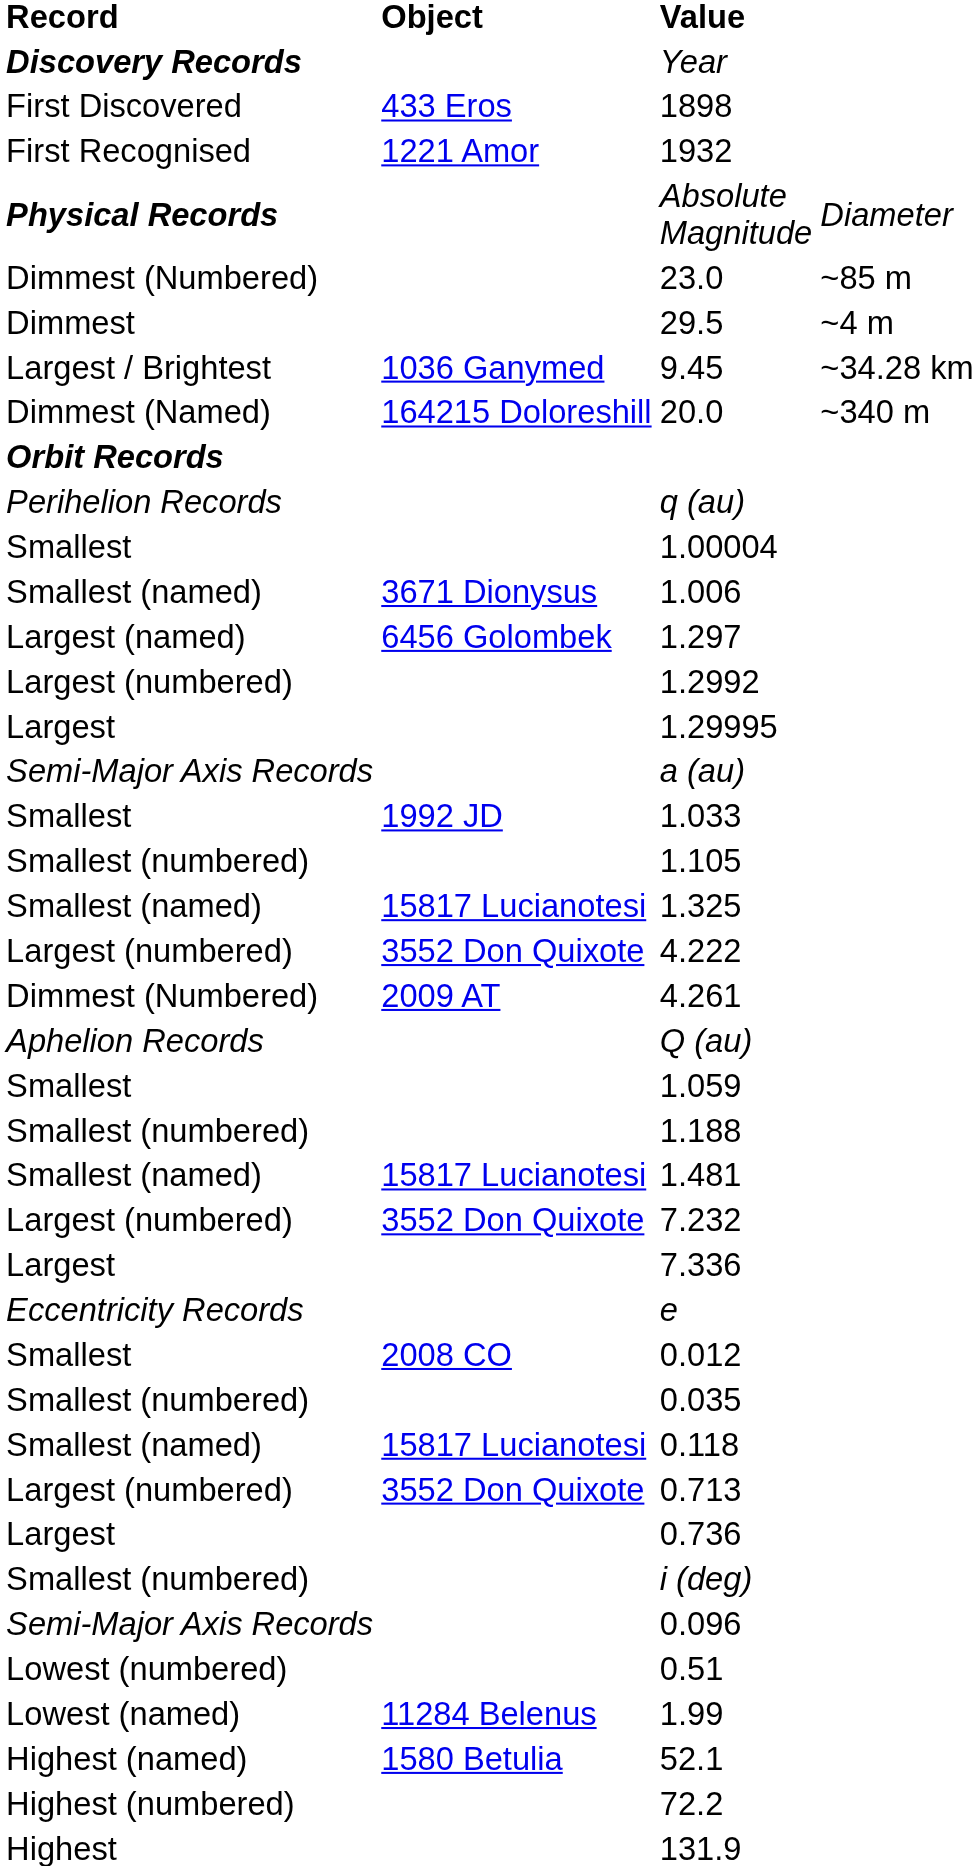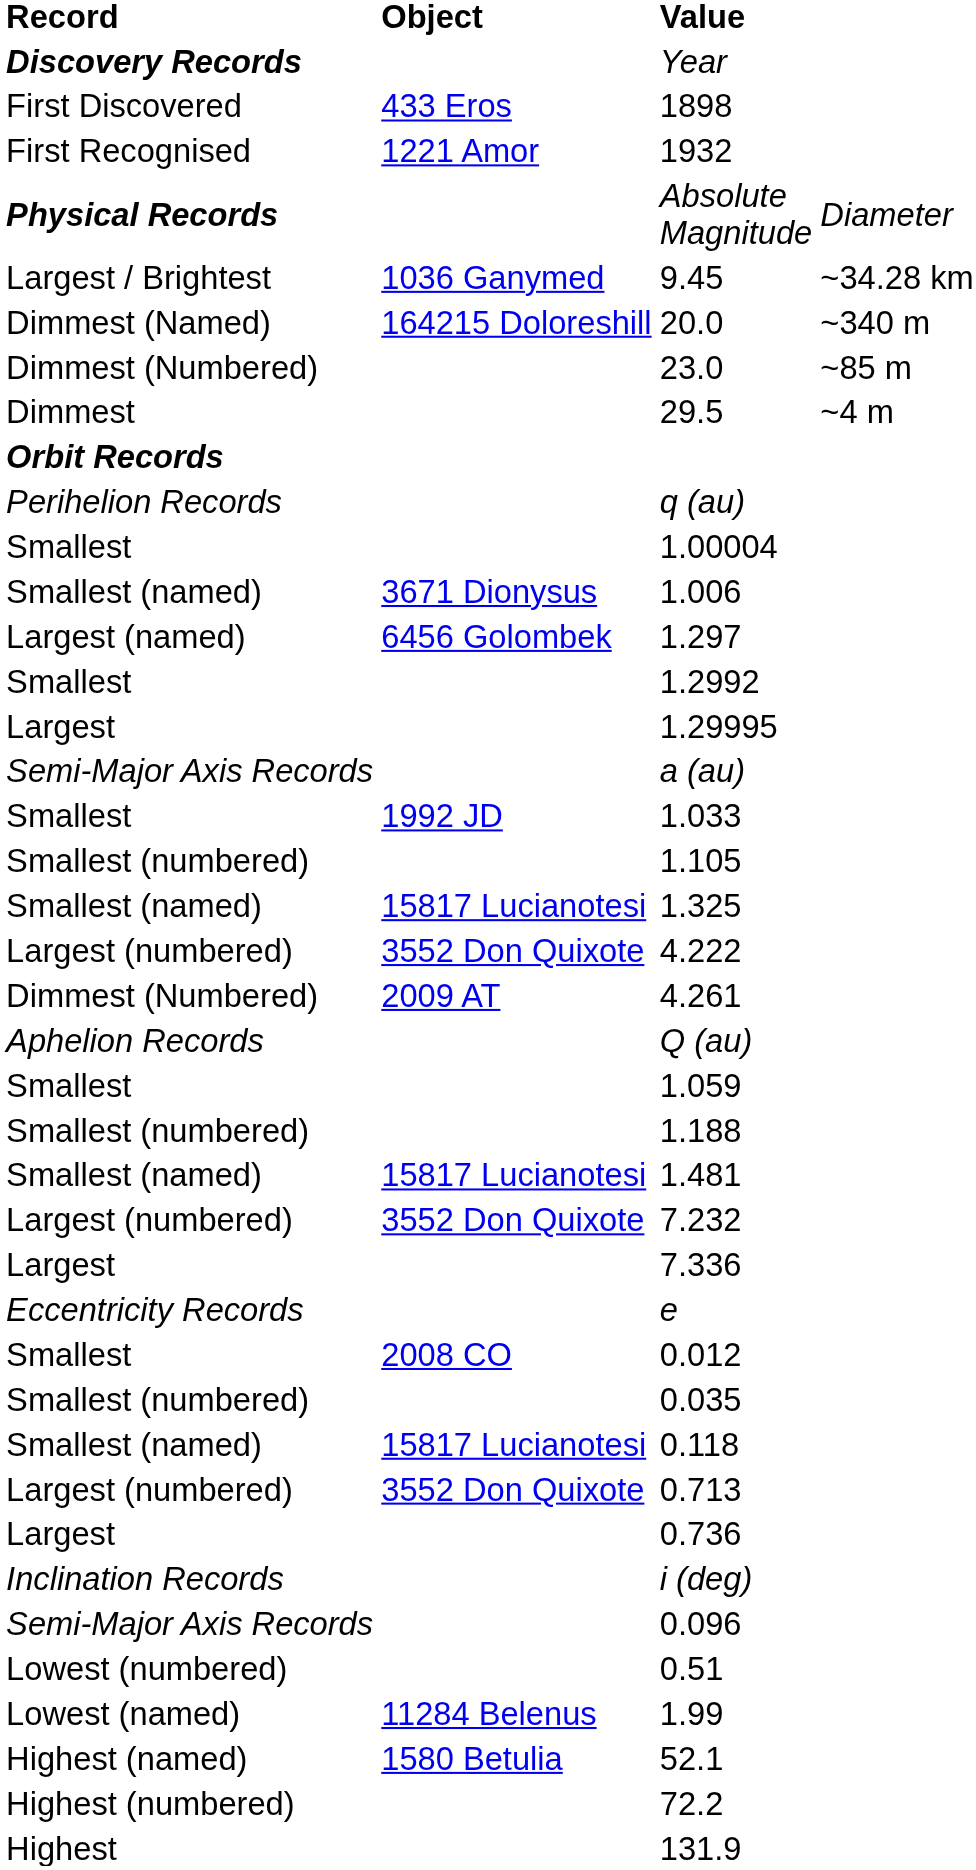rows swapped: (692, 367) <-> (692, 278)
rows swapped: (692, 412) <-> (692, 322)
(149, 681) Largest (numbered) -> (69, 681) Smallest
(158, 1579) Smallest (numbered) -> (145, 1579) Inclination Records
